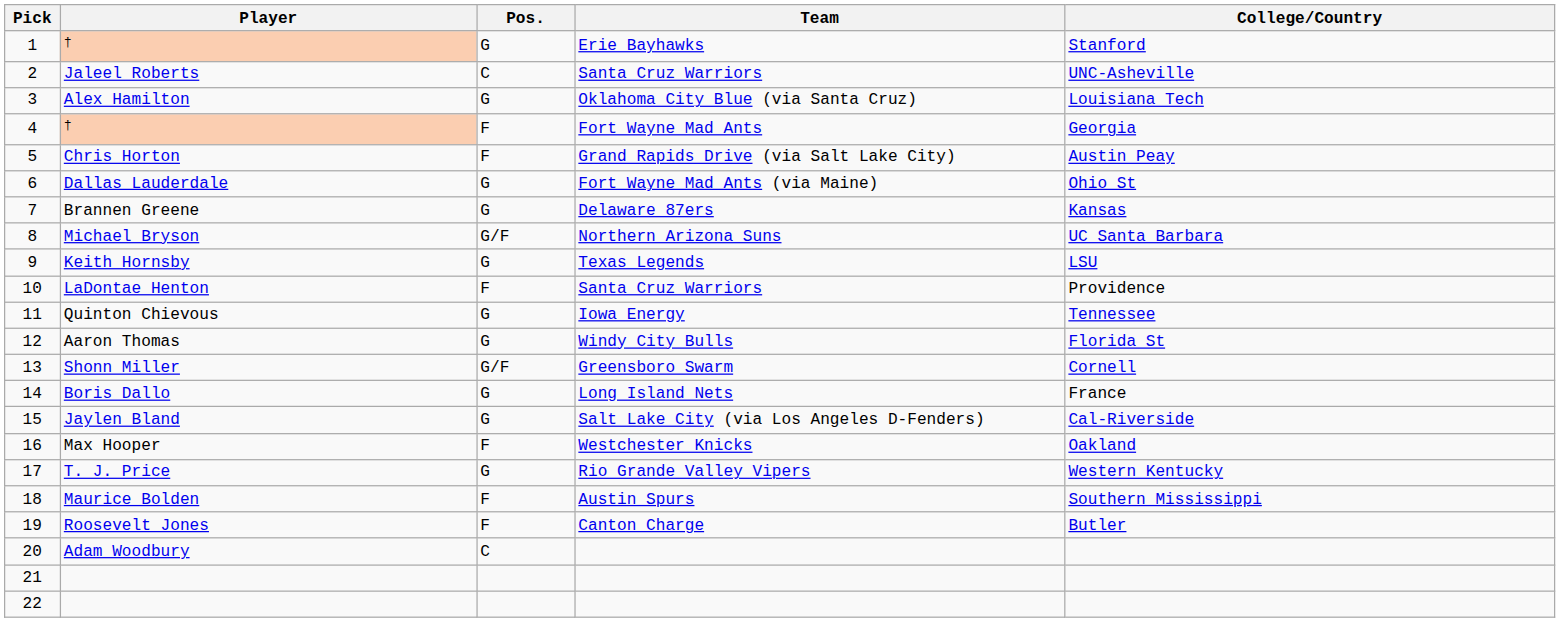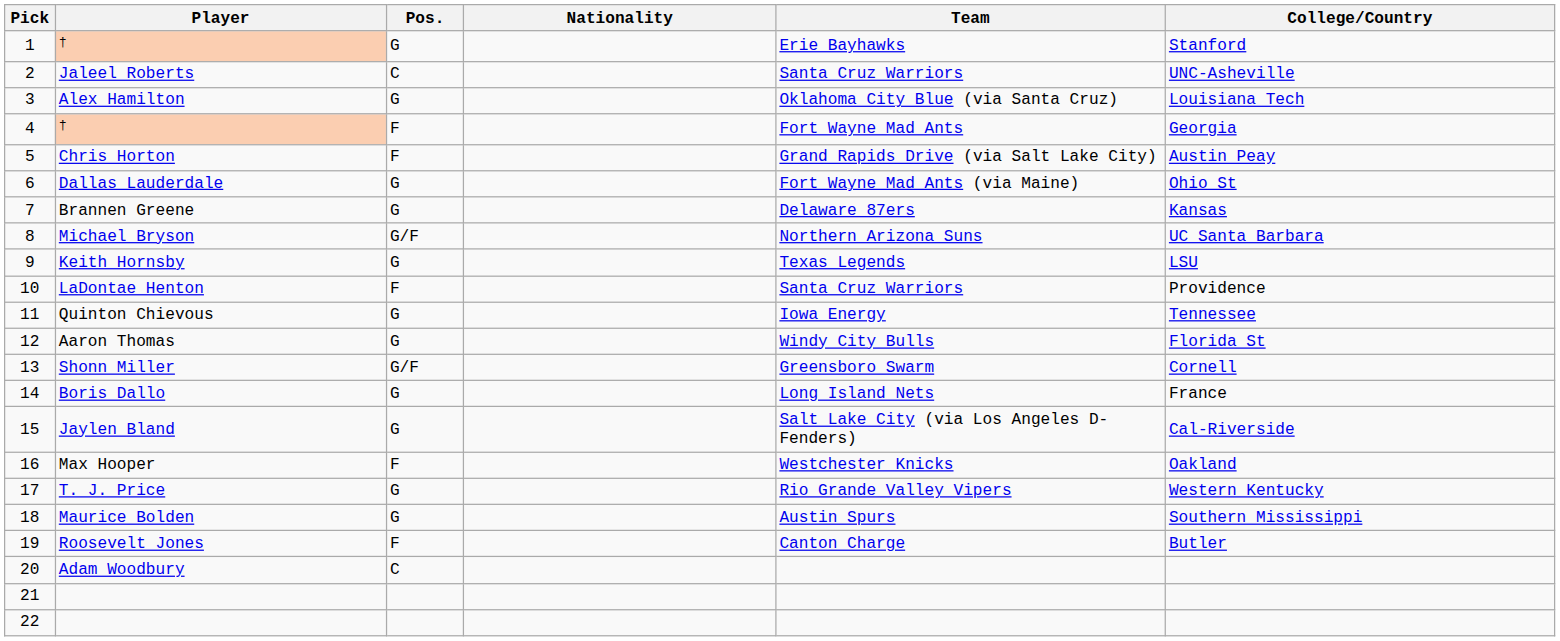+ column: (620, 18)
(485, 499) F -> (395, 518) G
